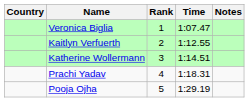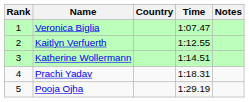columns swapped: (161, 12) <-> (25, 12)
